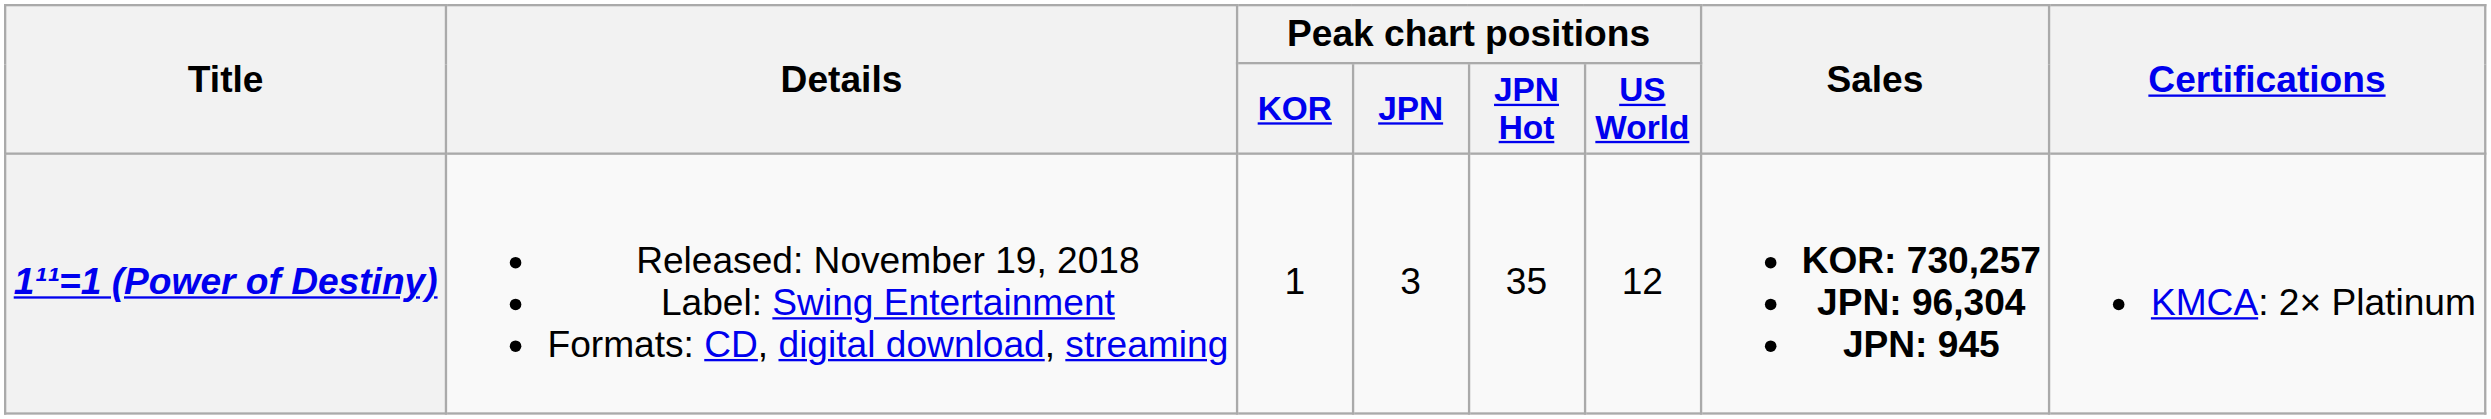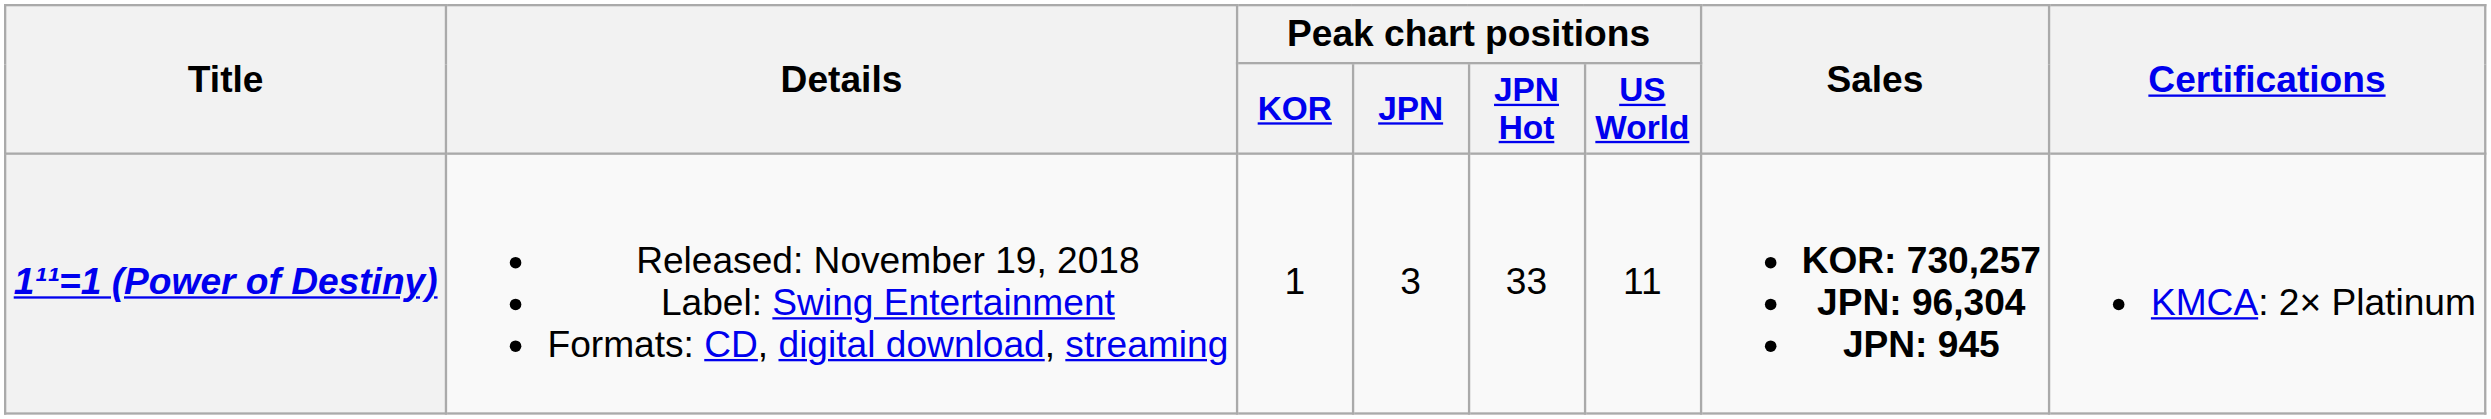(1526, 282) 35 -> (1526, 282) 33
(1642, 282) 12 -> (1642, 282) 11
